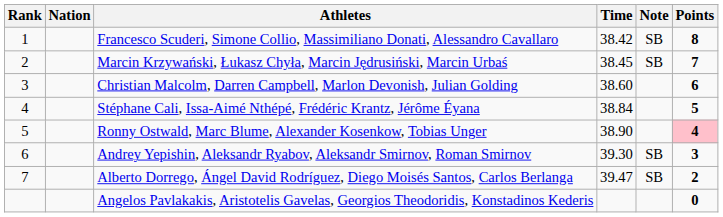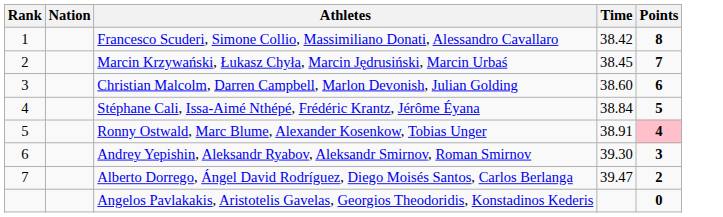- column: (654, 16)
(616, 131) 38.90 -> (616, 131) 38.91
